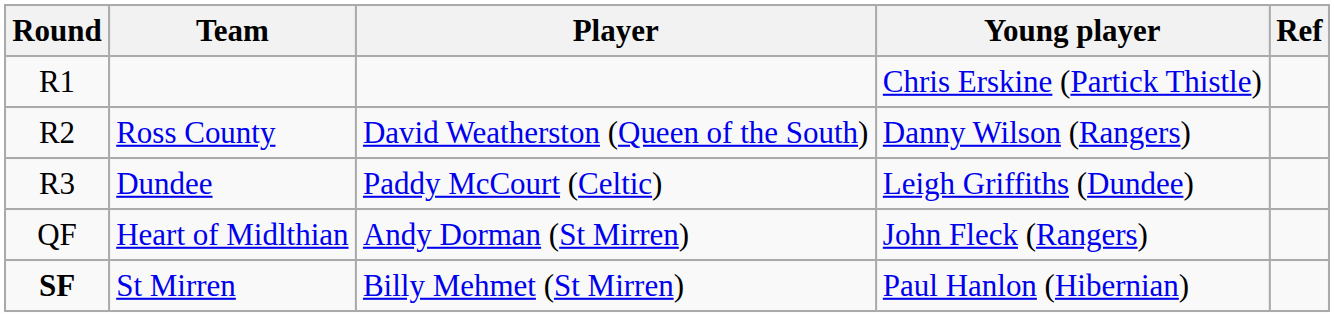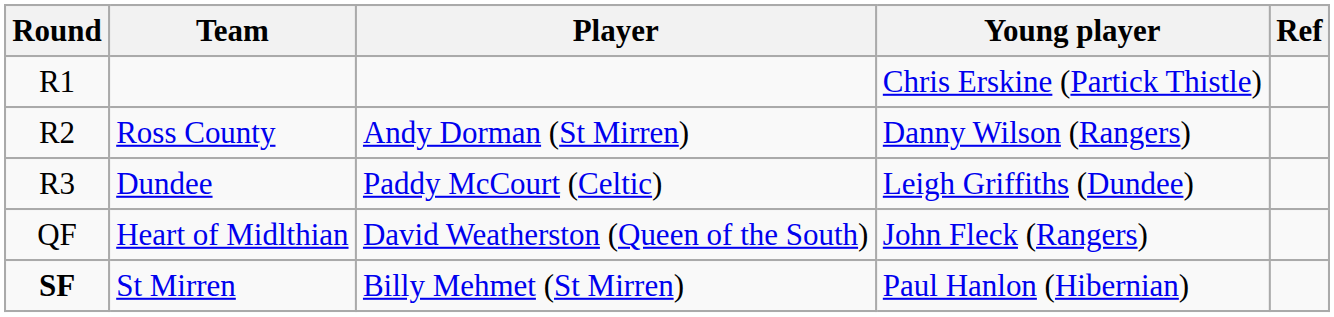(616, 132) David Weatherston (Queen of the South) -> (526, 132) Andy Dorman (St Mirren)
(526, 234) Andy Dorman (St Mirren) -> (616, 234) David Weatherston (Queen of the South)
